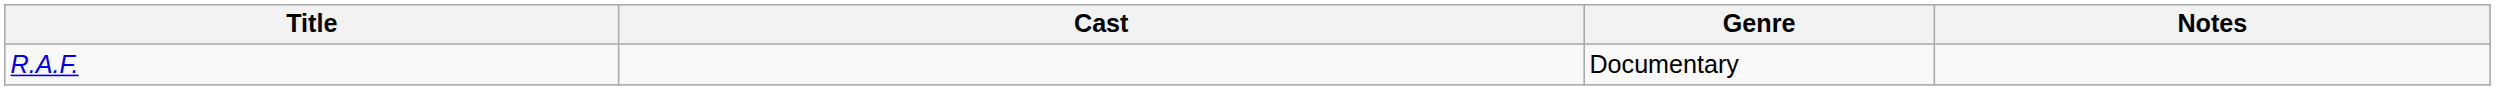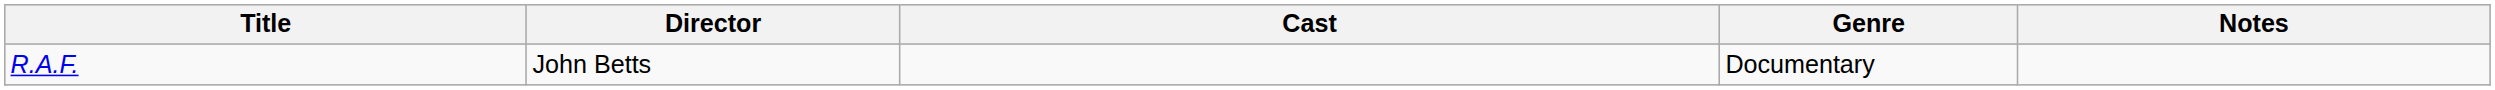+ column: (713, 24)
